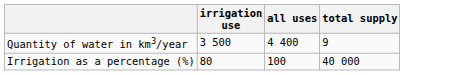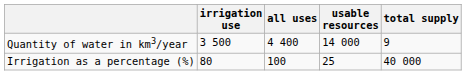+ column: (350, 19)
